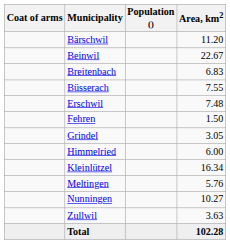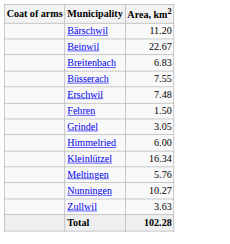- column: (151, 18)
